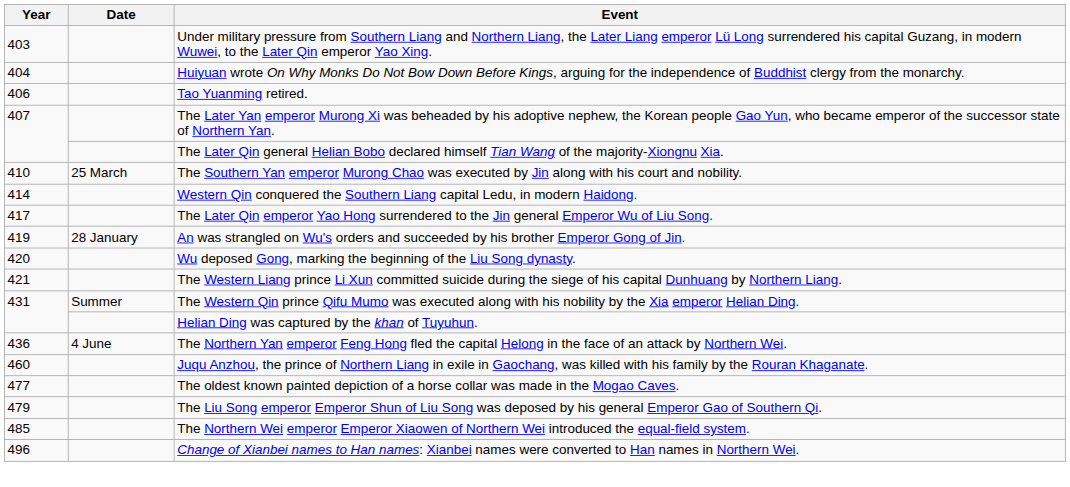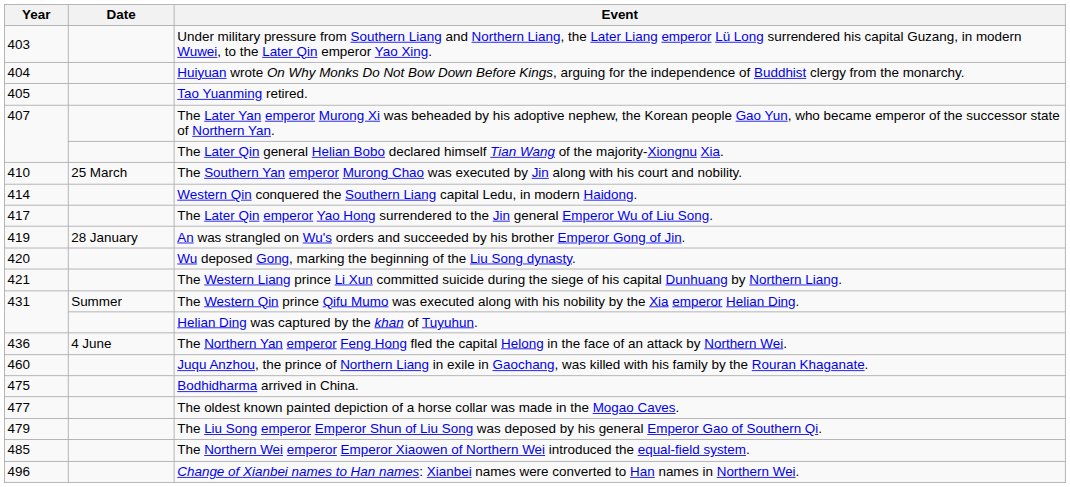(19, 94) 406 -> (19, 94) 405
+ row: (268, 386)
